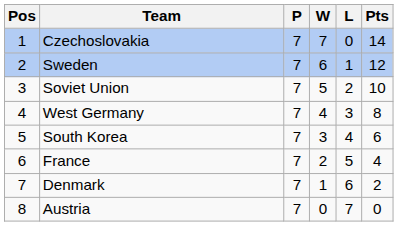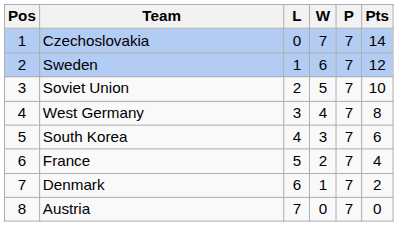columns swapped: (297, 16) <-> (349, 16)
